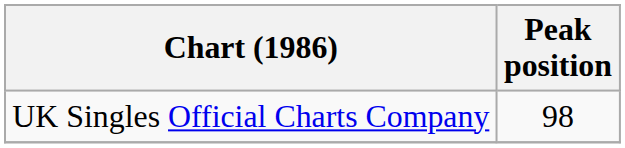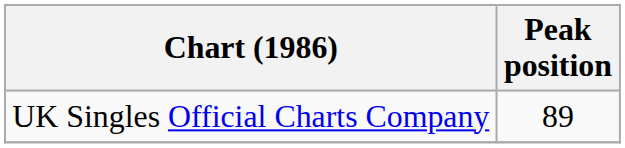(558, 116) 98 -> (558, 116) 89
